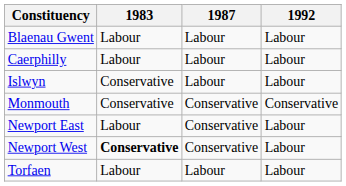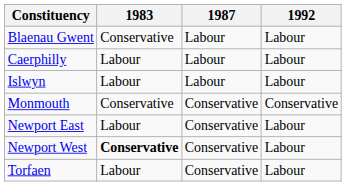(120, 37) Labour -> (137, 37) Conservative
(137, 81) Conservative -> (120, 81) Labour
(205, 170) Labour -> (221, 170) Conservative
